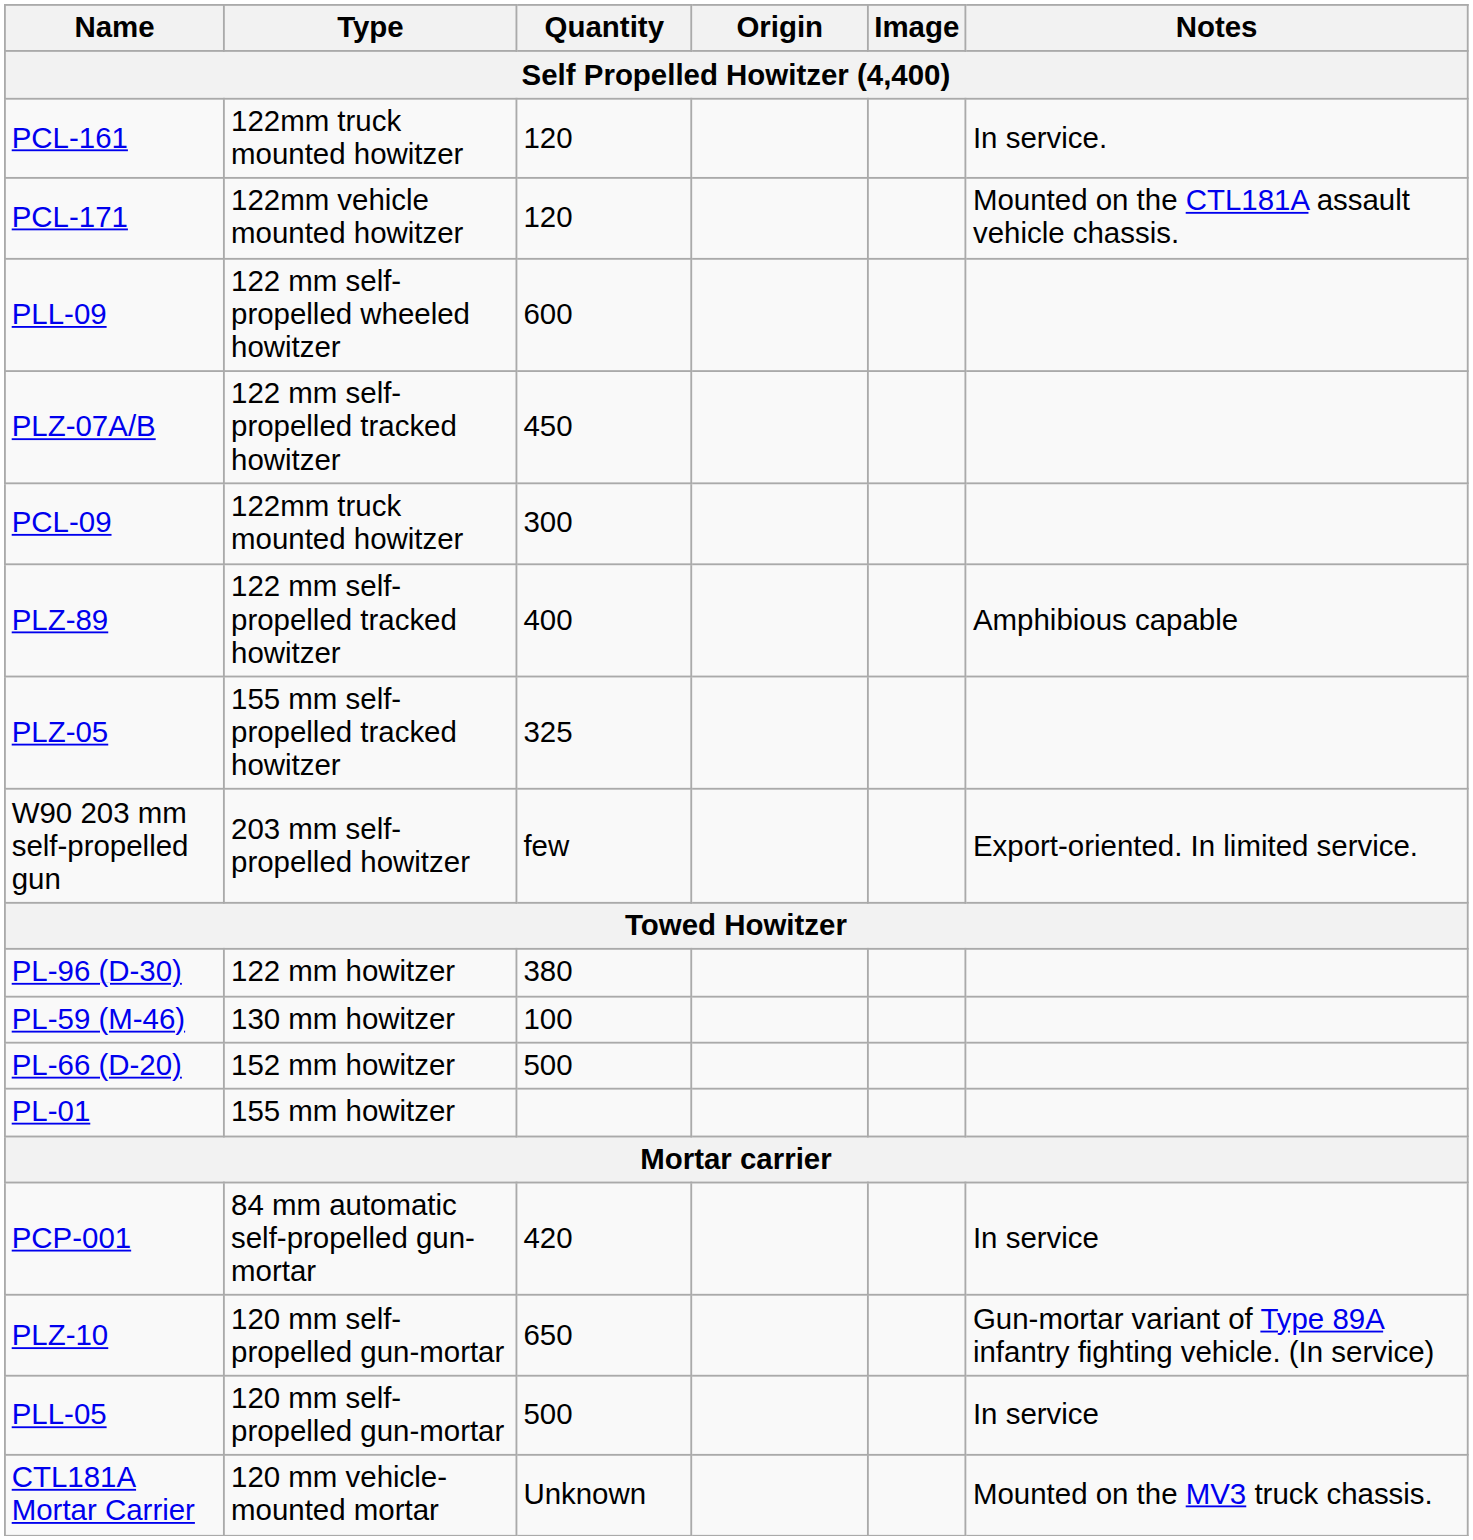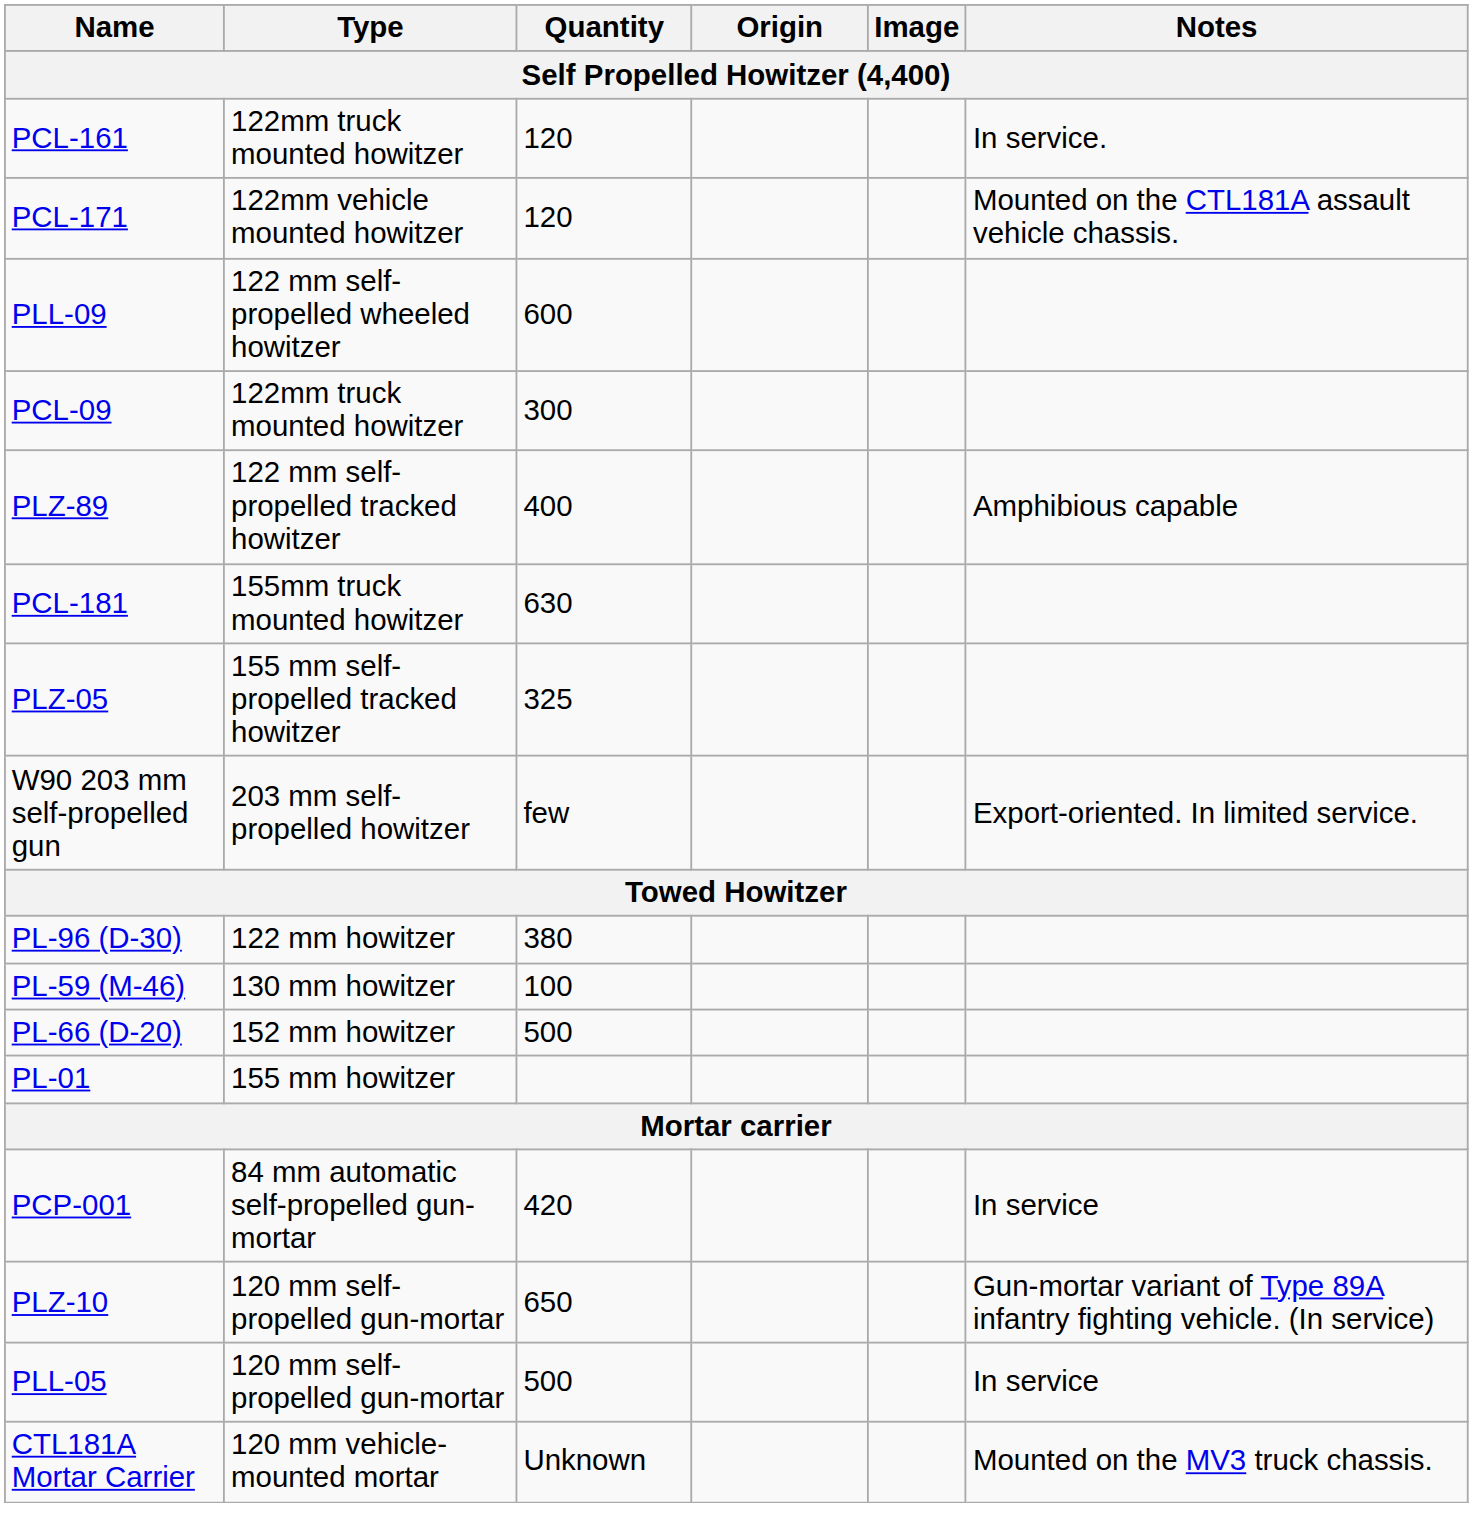- row: (84, 426)
+ row: (70, 603)
